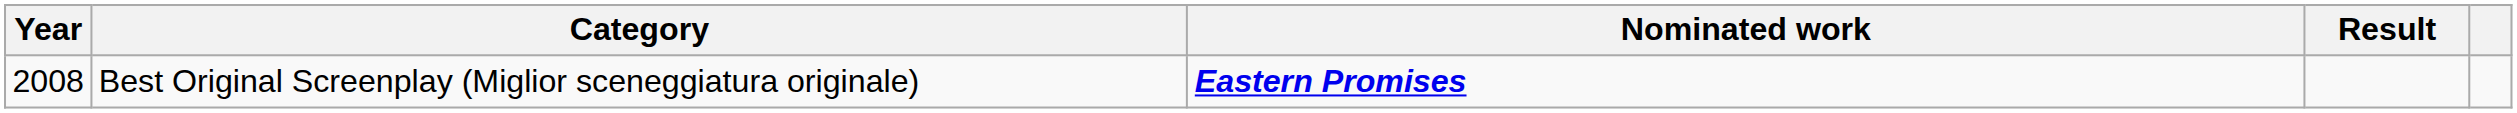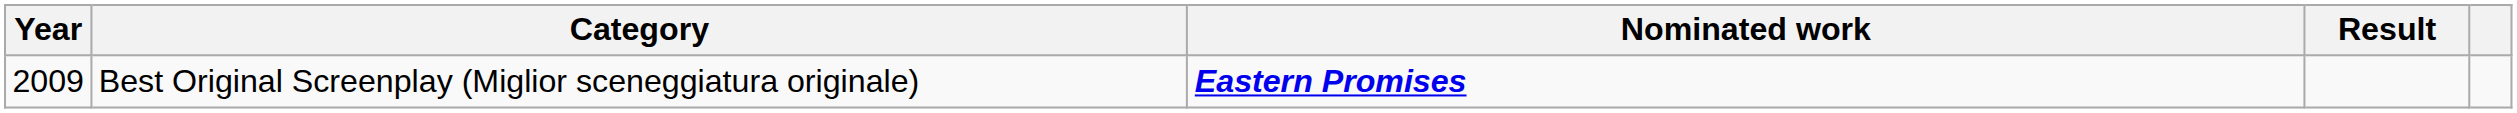(48, 81) 2008 -> (48, 81) 2009
